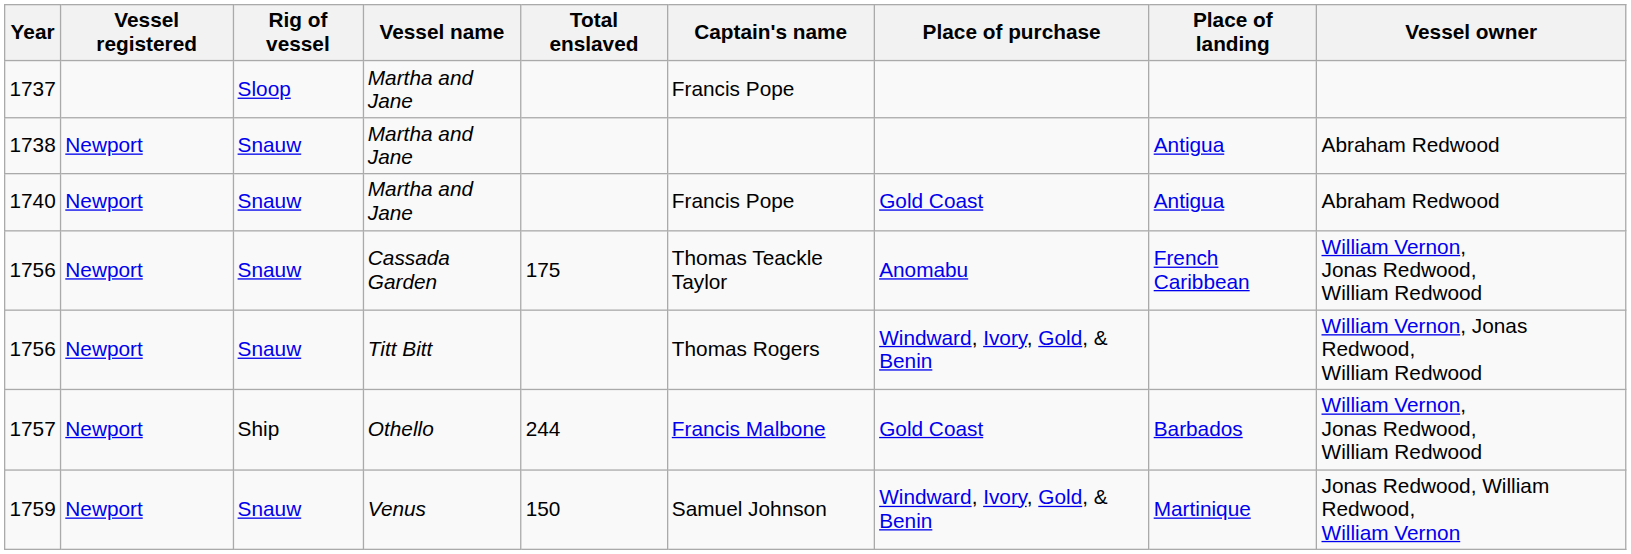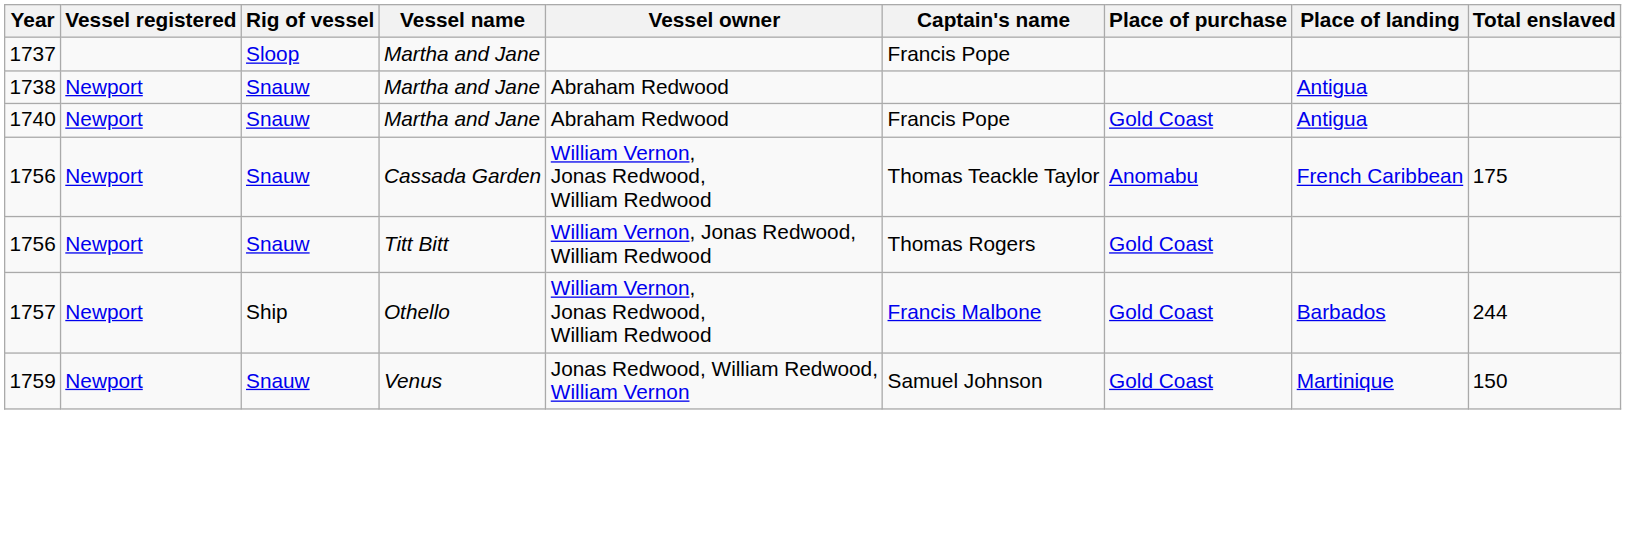columns swapped: (1471, 32) <-> (594, 32)
(993, 349) Windward, Ivory, Gold, & Benin -> (1161, 244) Gold Coast
(993, 509) Windward, Ivory, Gold, & Benin -> (1161, 380) Gold Coast
